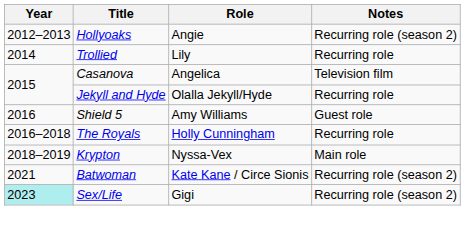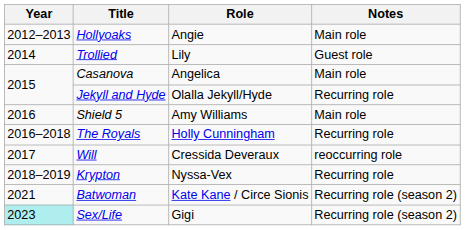(386, 34) Recurring role (season 2) -> (340, 34) Main role
(354, 54) Recurring role -> (343, 54) Guest role
(354, 74) Television film -> (340, 74) Main role
(343, 114) Guest role -> (340, 114) Main role
+ row: (87, 154)
(340, 154) Main role -> (354, 174) Recurring role
